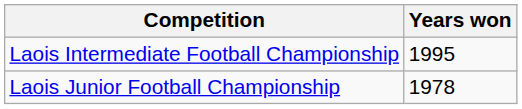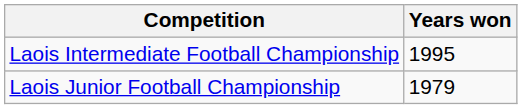(432, 86) 1978 -> (432, 86) 1979
